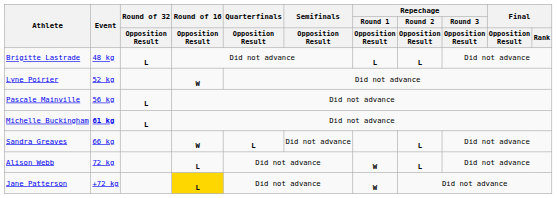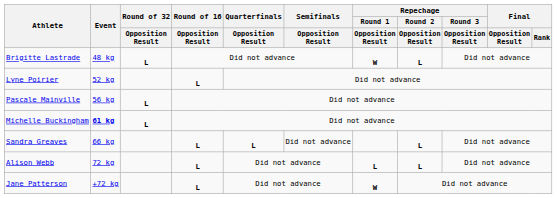(375, 62) L -> (375, 62) W
(198, 83) W -> (198, 83) L
(198, 145) W -> (198, 145) L
(375, 166) W -> (375, 166) L
(198, 187) gold background -> (198, 187) no background
